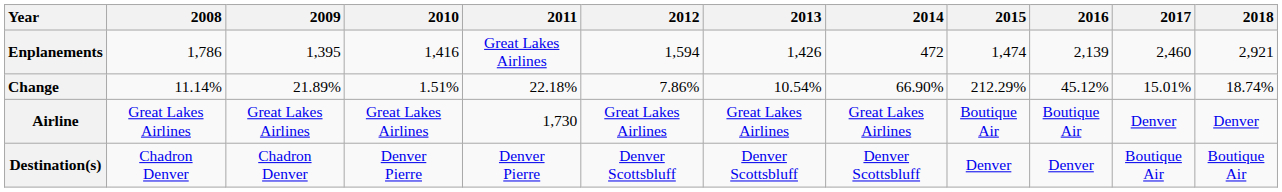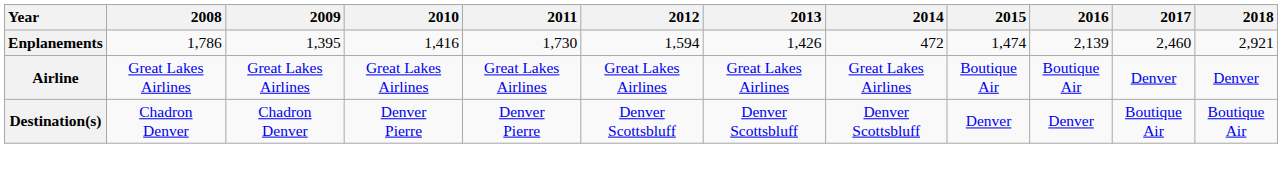(522, 52) Great Lakes Airlines -> (560, 43) 1,730
- row: (34, 86)
(560, 121) 1,730 -> (522, 77) Great Lakes Airlines
